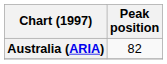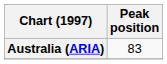(135, 48) 82 -> (135, 48) 83
